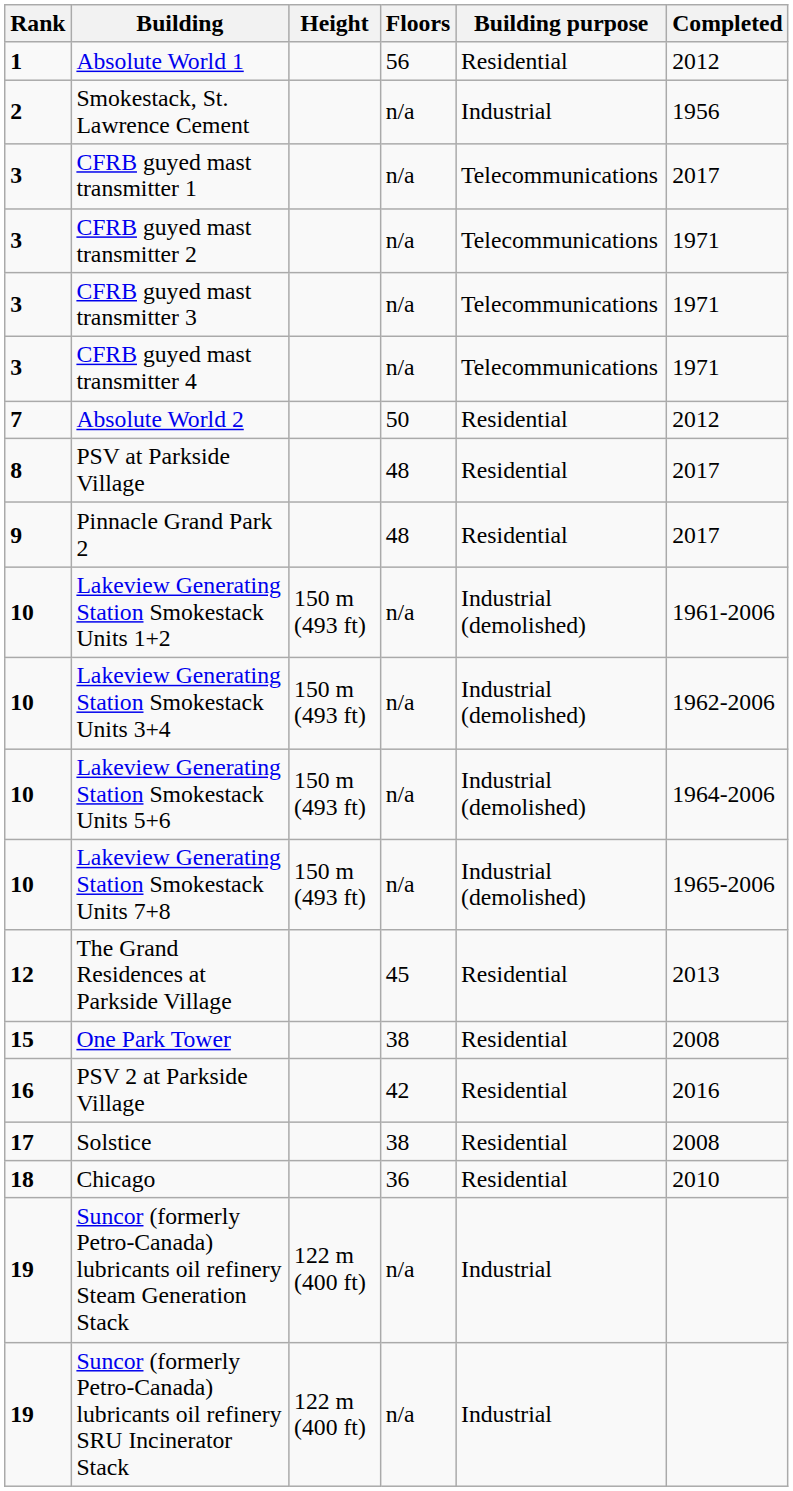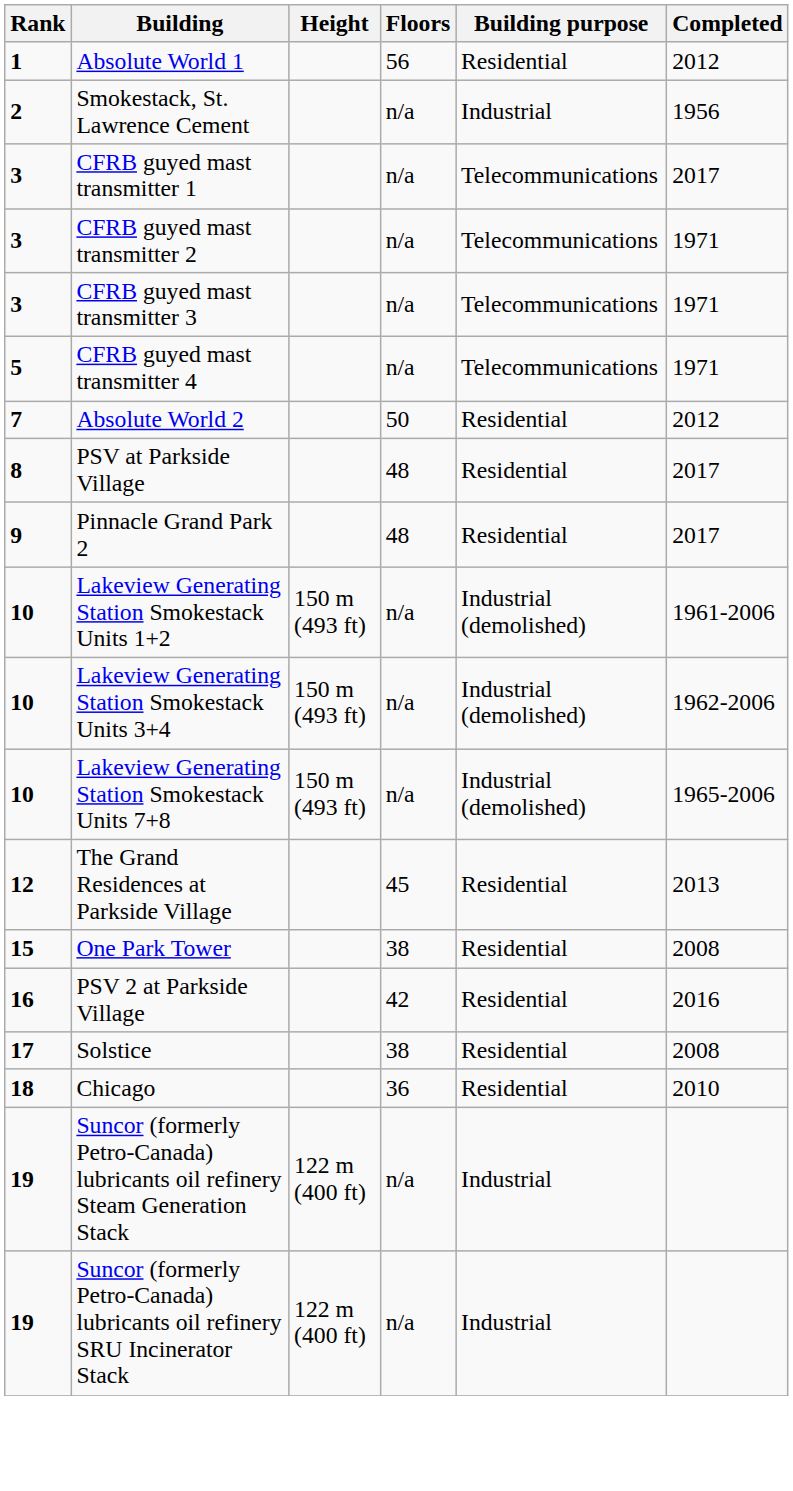(16, 368) 3 -> (16, 368) 5
- row: (179, 793)
